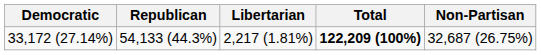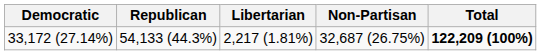columns swapped: (480, 15) <-> (370, 15)
